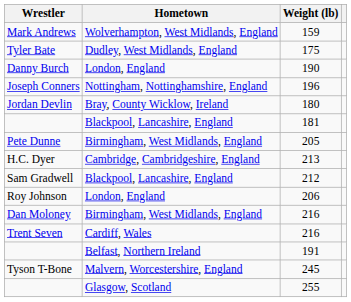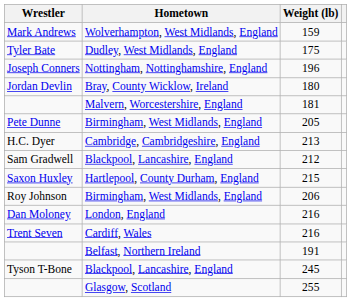- row: (38, 68)
(159, 123) Blackpool, Lancashire, England -> (164, 104) Malvern, Worcestershire, England
+ row: (40, 178)
(125, 196) London, England -> (174, 196) Birmingham, West Midlands, England
(174, 214) Birmingham, West Midlands, England -> (125, 214) London, England
(164, 269) Malvern, Worcestershire, England -> (159, 269) Blackpool, Lancashire, England
